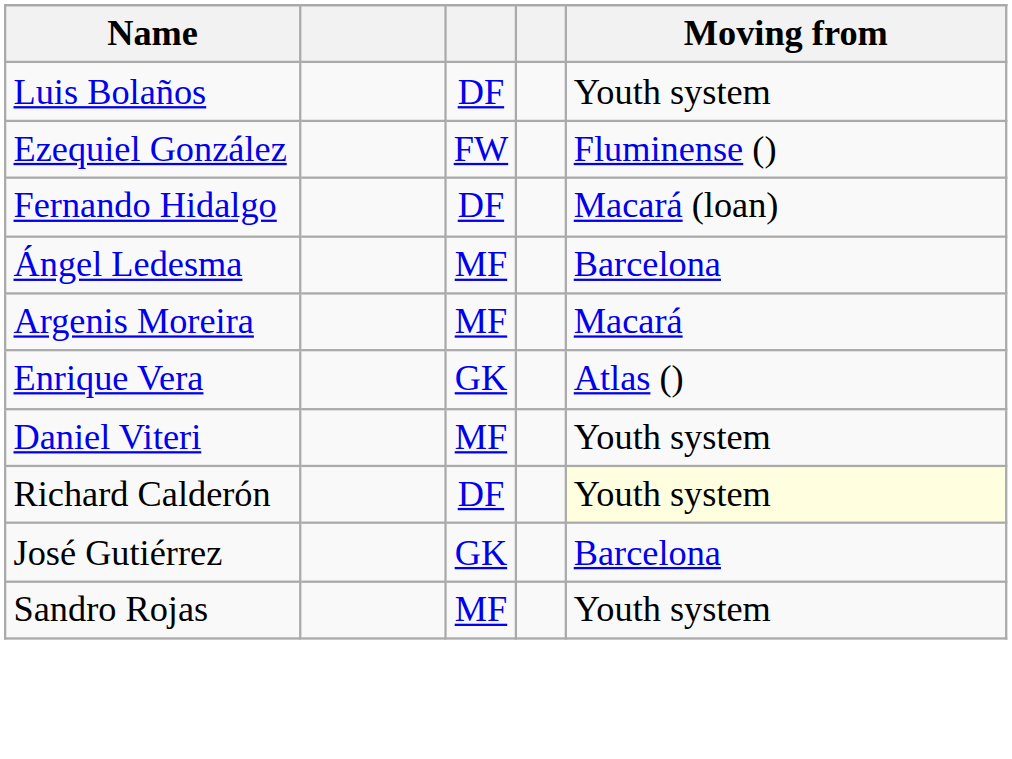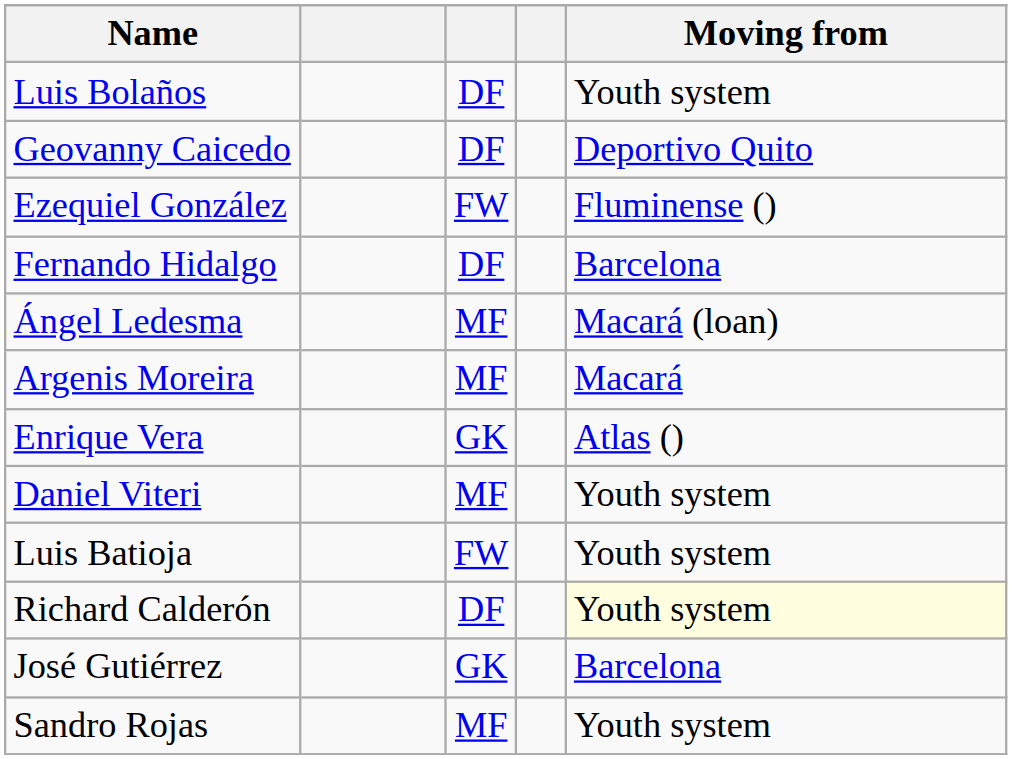+ row: (152, 148)
(676, 206) Macará (loan) -> (648, 263) Barcelona
(647, 263) Barcelona -> (676, 321) Macará (loan)
+ row: (103, 551)
